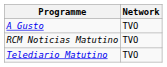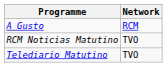(130, 26) TVO -> (130, 26) RCM
